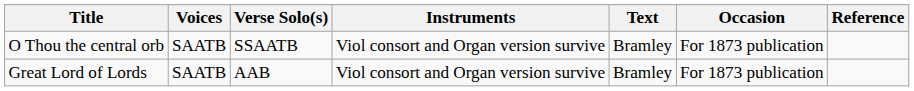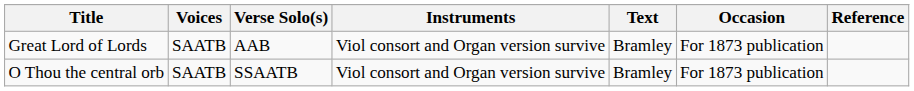rows swapped: (86, 45) <-> (78, 72)
